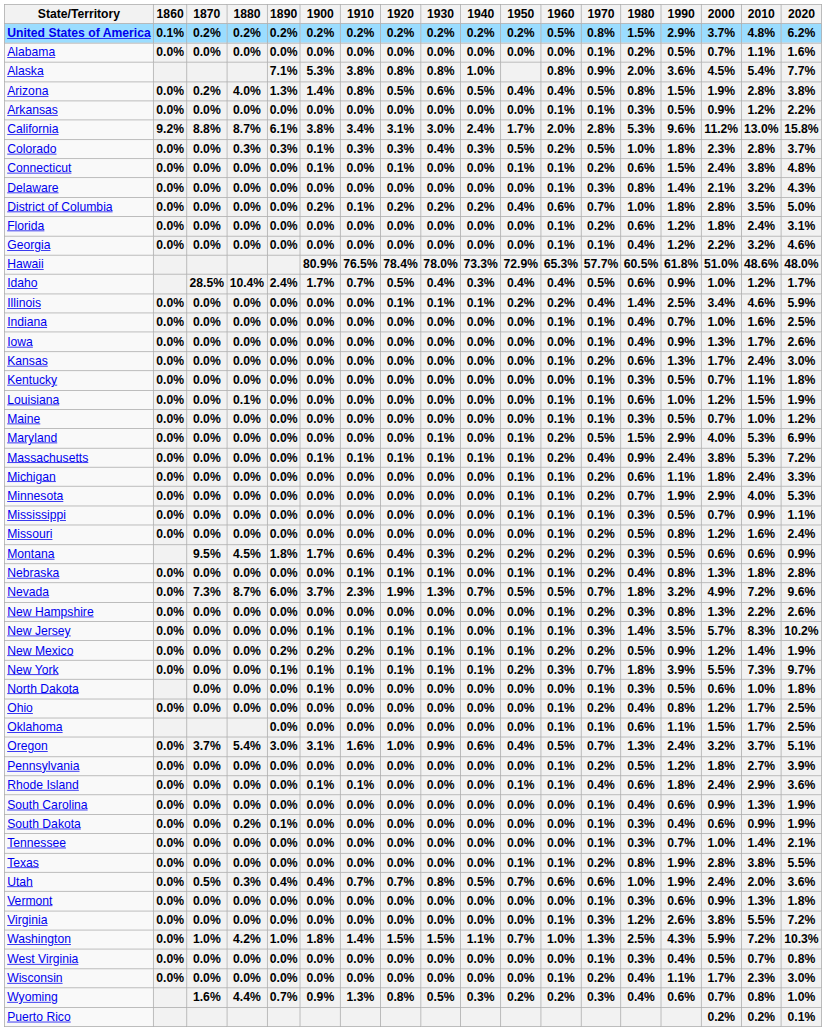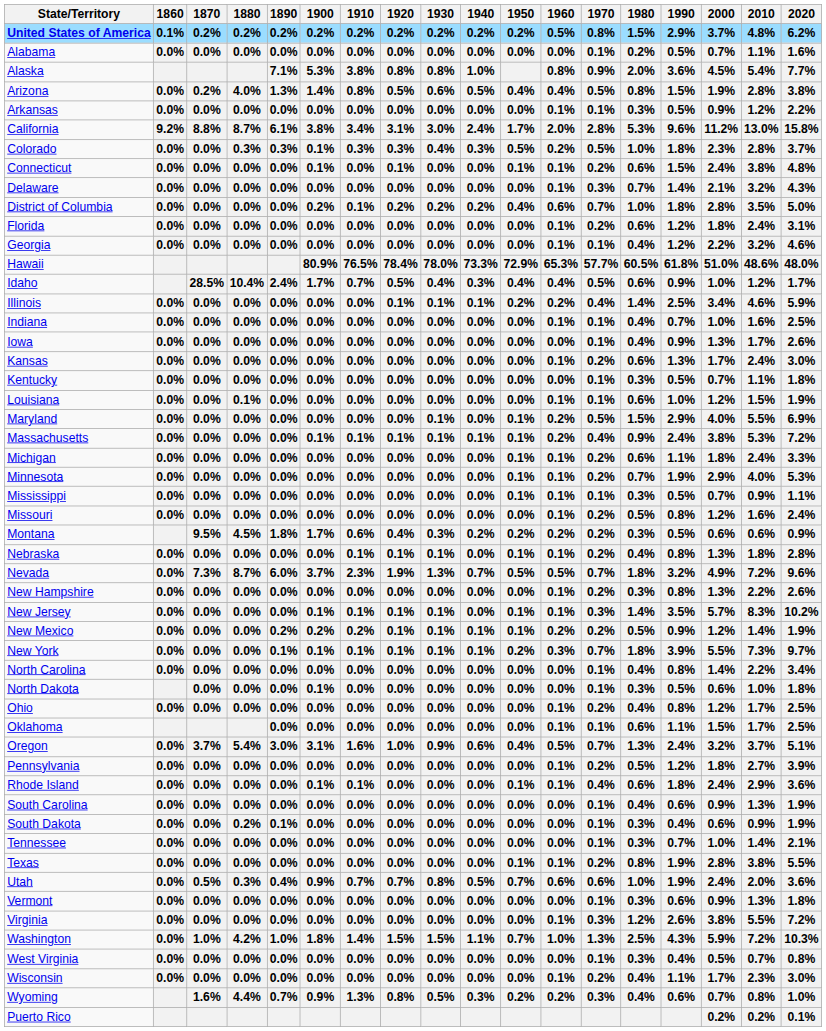(641, 187) 0.8% -> (641, 187) 0.7%
- row: (24, 419)
(761, 438) 5.3% -> (761, 419) 5.5%
+ row: (46, 669)
(320, 881) 0.4% -> (320, 881) 0.9%
